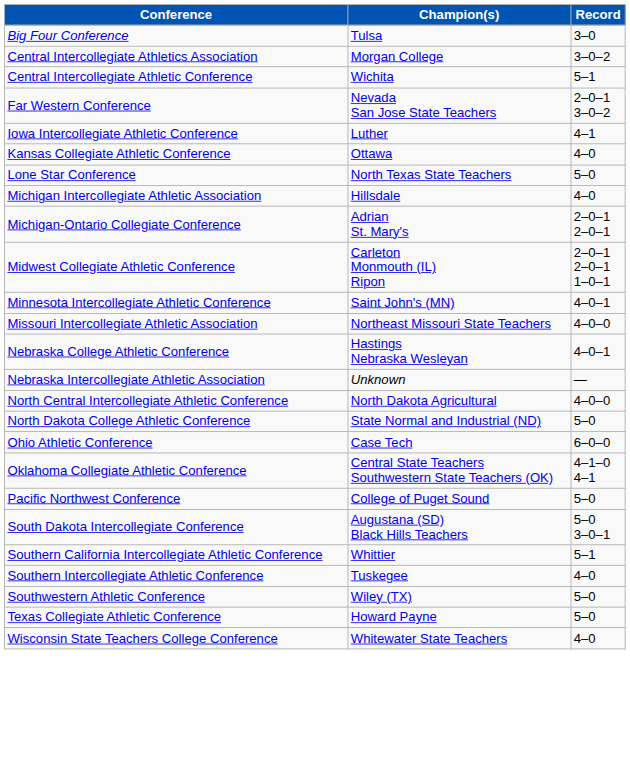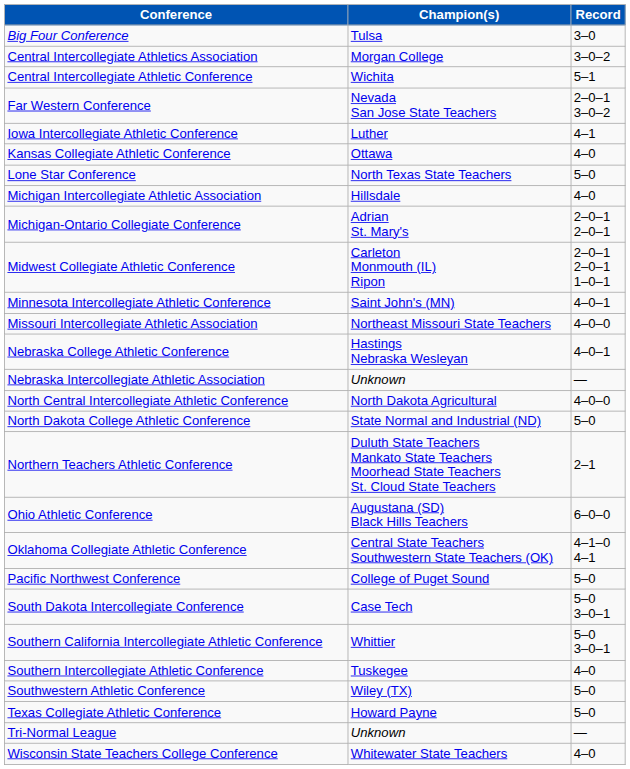+ row: (120, 464)
(382, 442) Case Tech -> (409, 514) Augustana (SD) Black Hills Teachers
(409, 526) Augustana (SD) Black Hills Teachers -> (382, 606) Case Tech
(585, 555) 5–1 -> (592, 642) 5–0 3–0–1
+ row: (62, 733)
